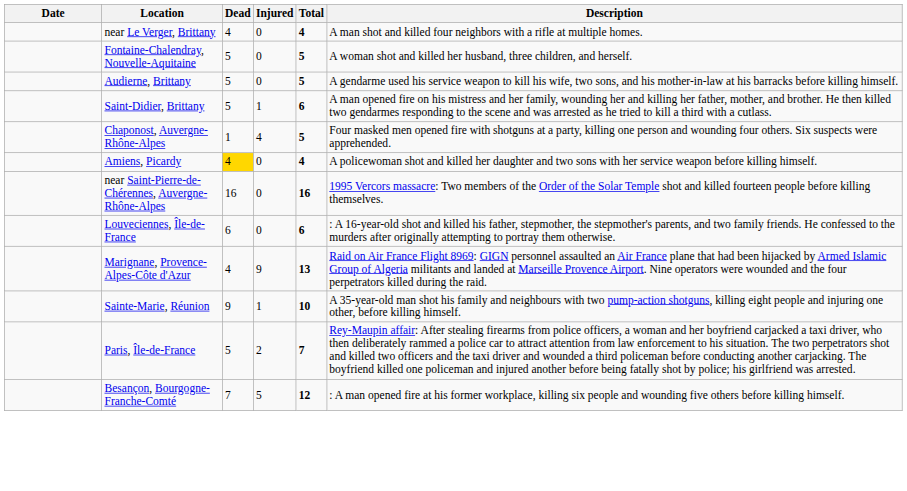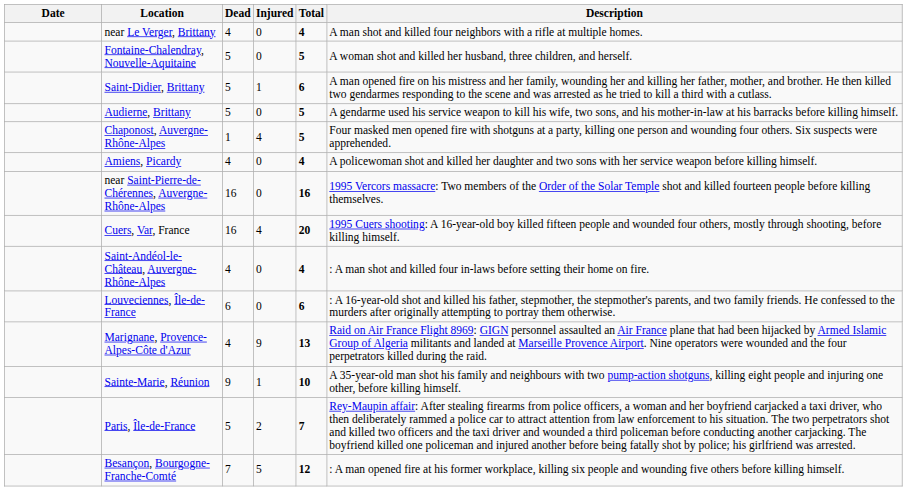rows swapped: (148, 81) <-> (154, 106)
(228, 162) gold background -> (228, 162) no background
+ row: (147, 231)
+ row: (150, 268)
